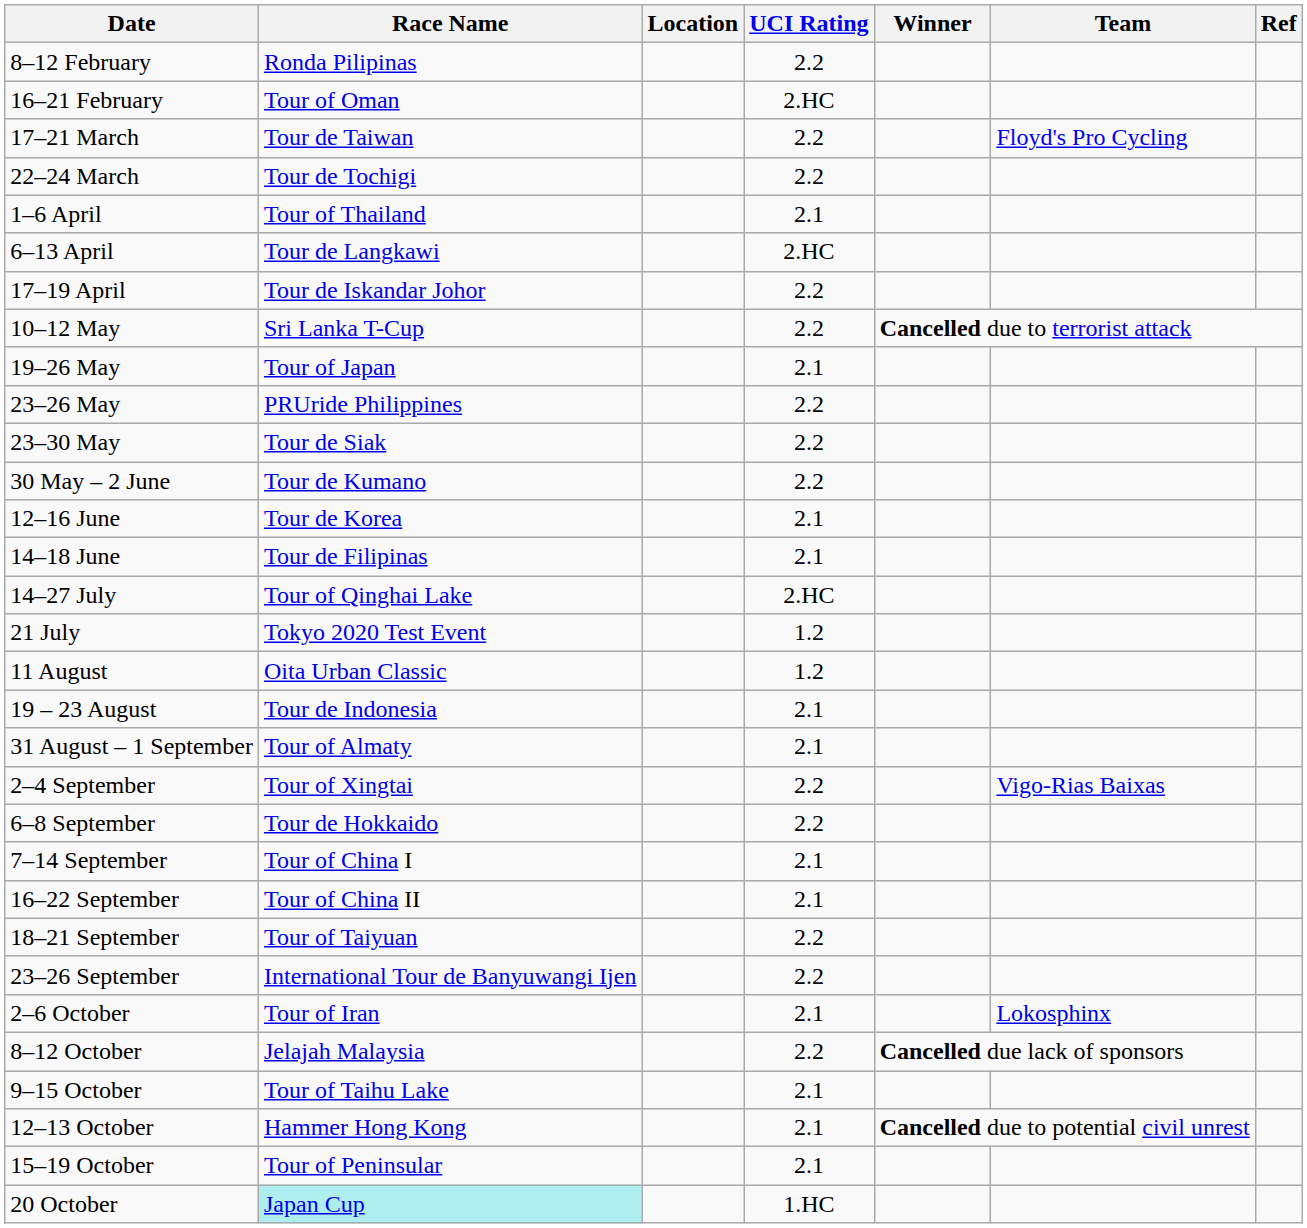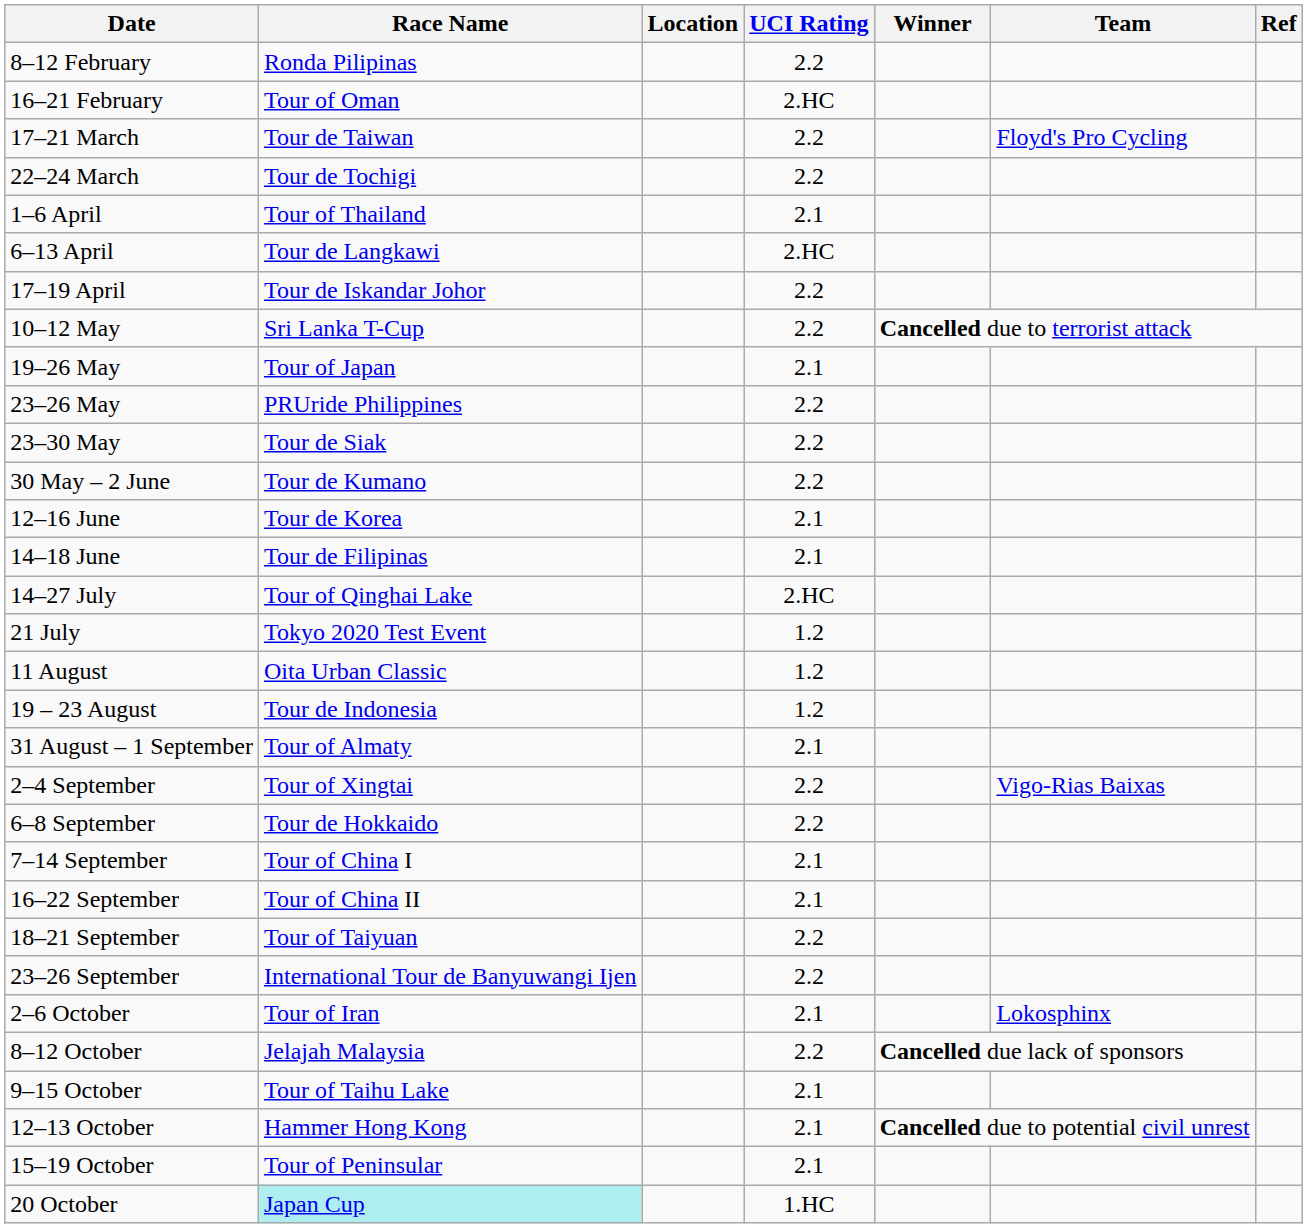(809, 708) 2.1 -> (809, 708) 1.2
